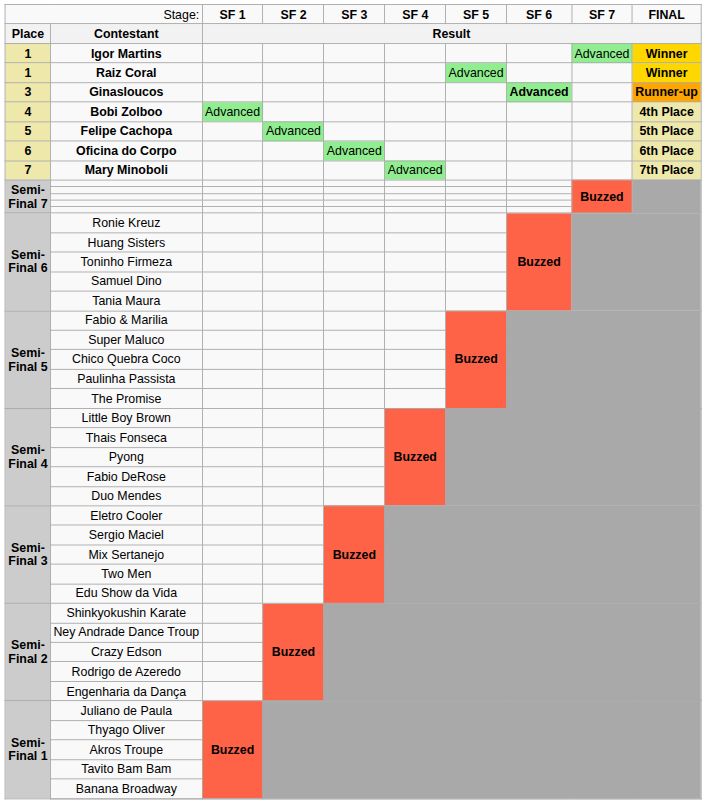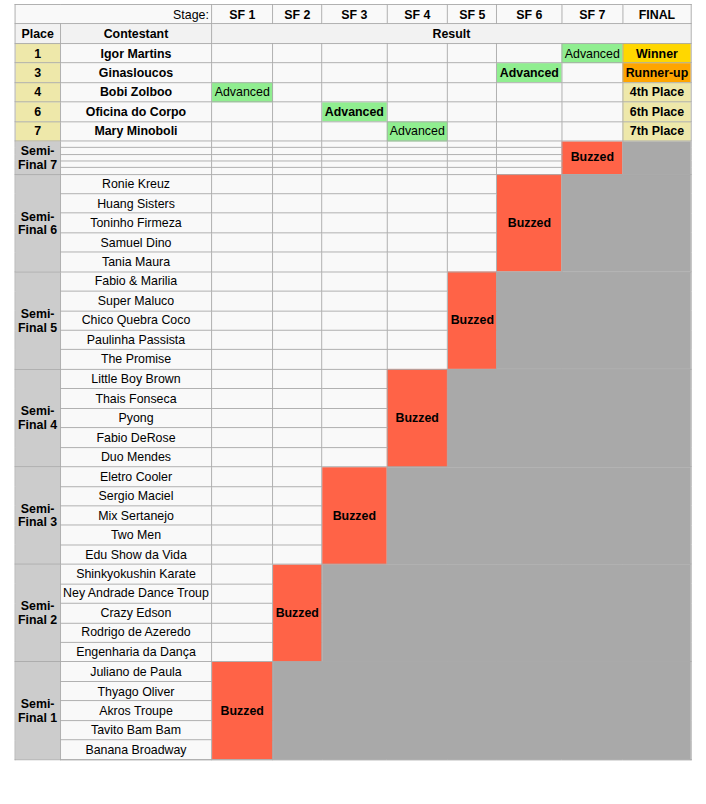- row: (28, 72)
- row: (28, 131)
(354, 150) normal -> (354, 111) bold
